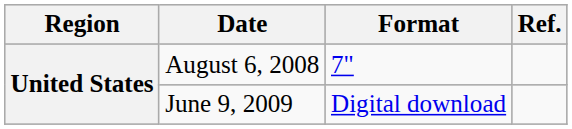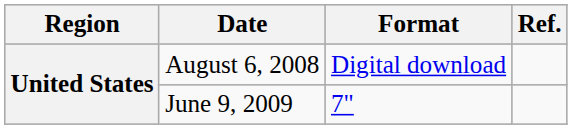(342, 64) 7" -> (419, 64) Digital download
(419, 104) Digital download -> (342, 104) 7"
